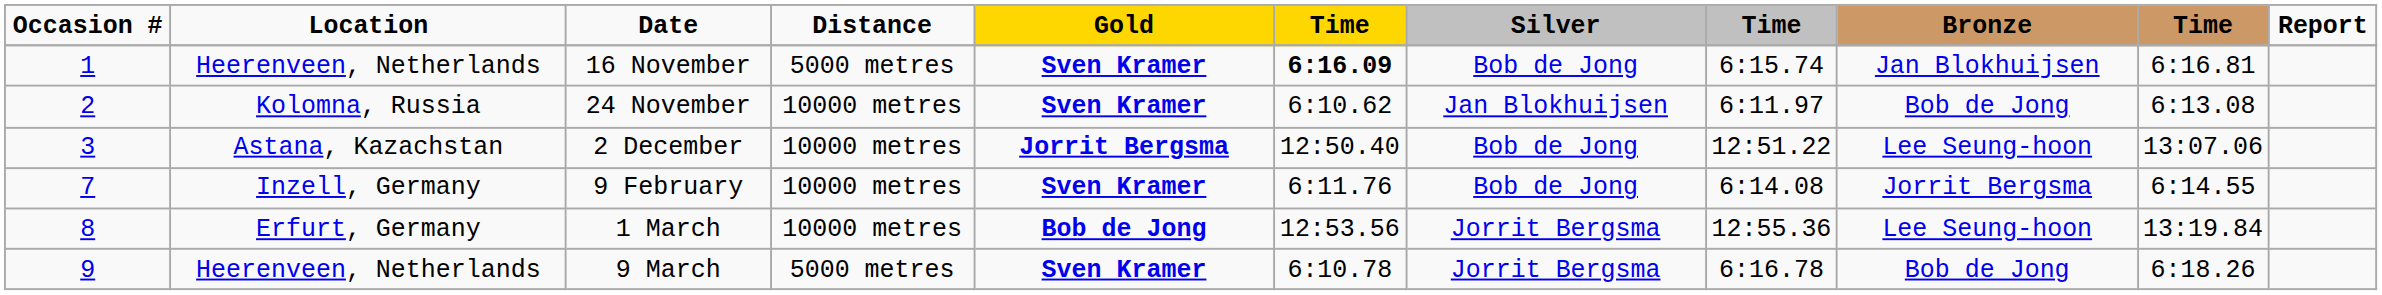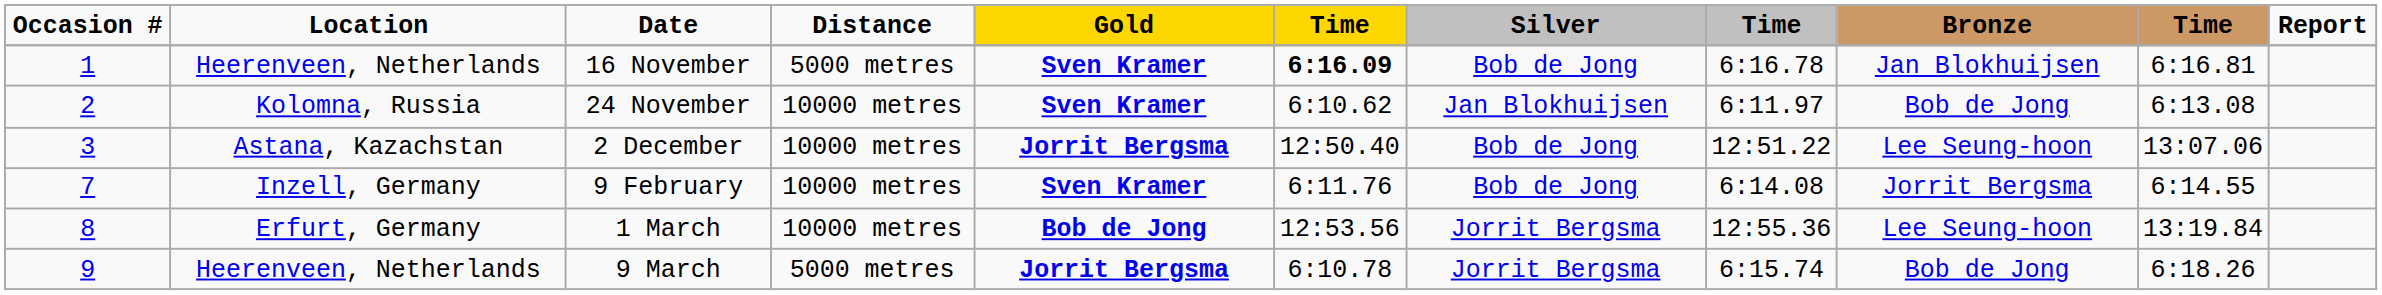(1771, 66) 6:15.74 -> (1771, 66) 6:16.78
(1124, 269) Sven Kramer -> (1124, 269) Jorrit Bergsma
(1771, 269) 6:16.78 -> (1771, 269) 6:15.74
